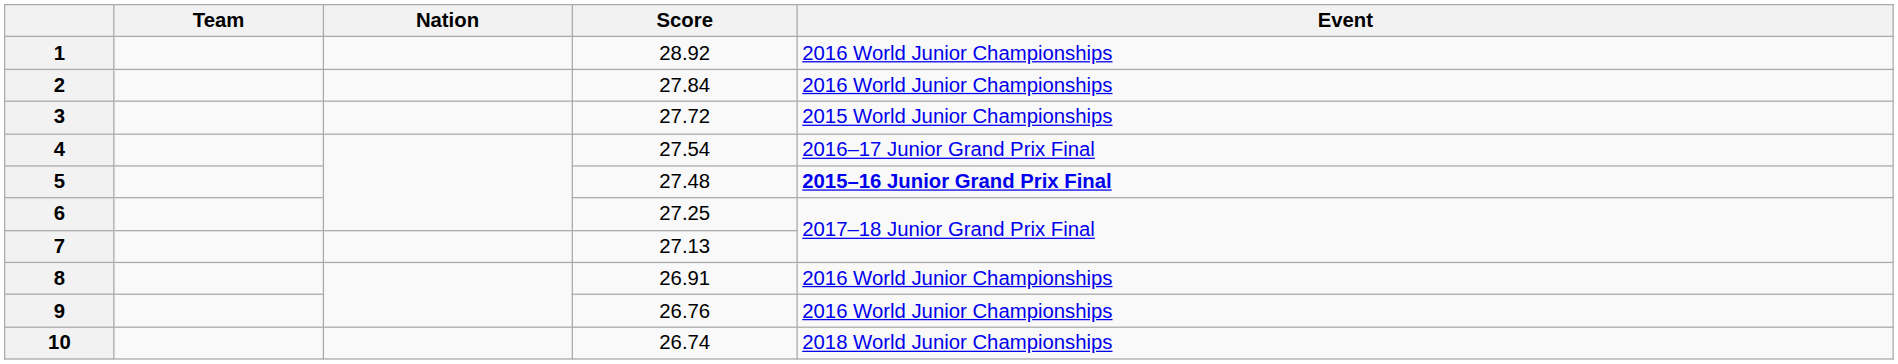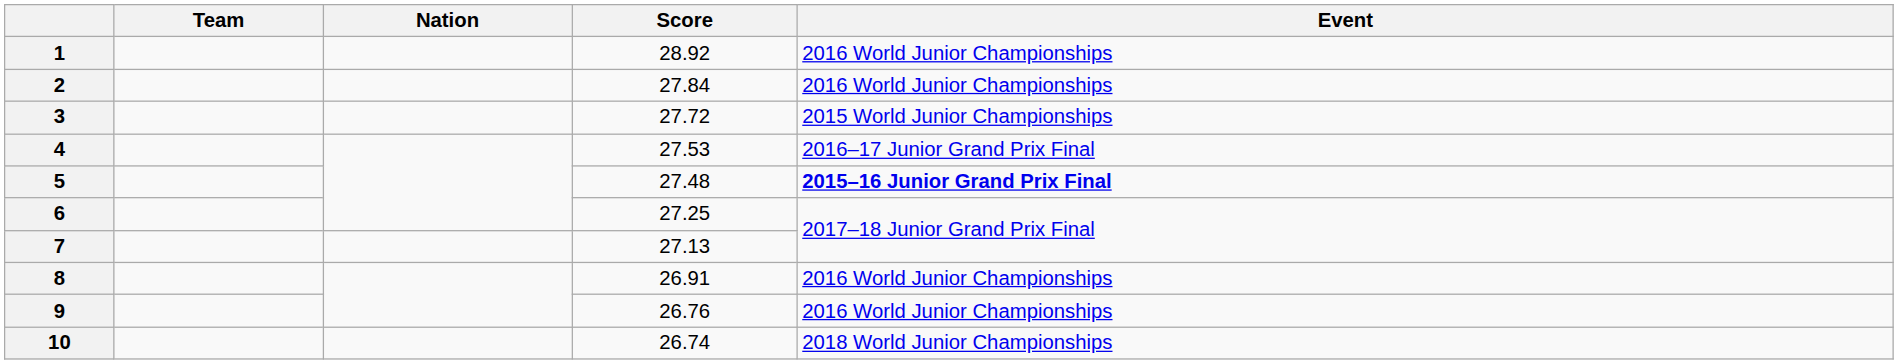(685, 149) 27.54 -> (685, 149) 27.53
